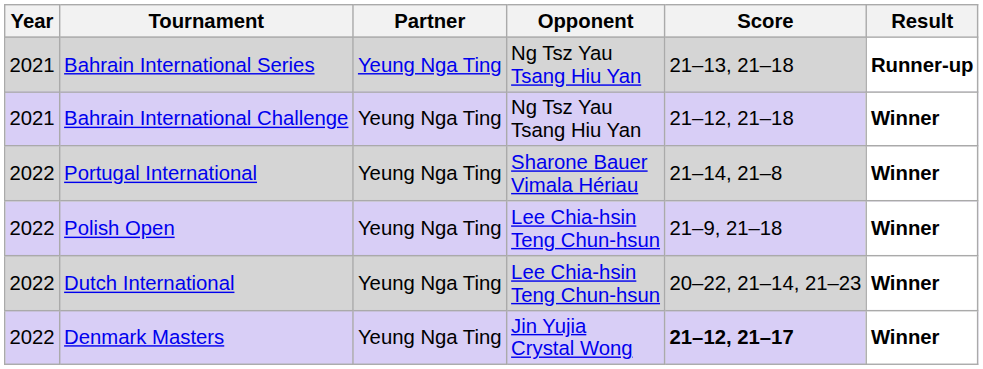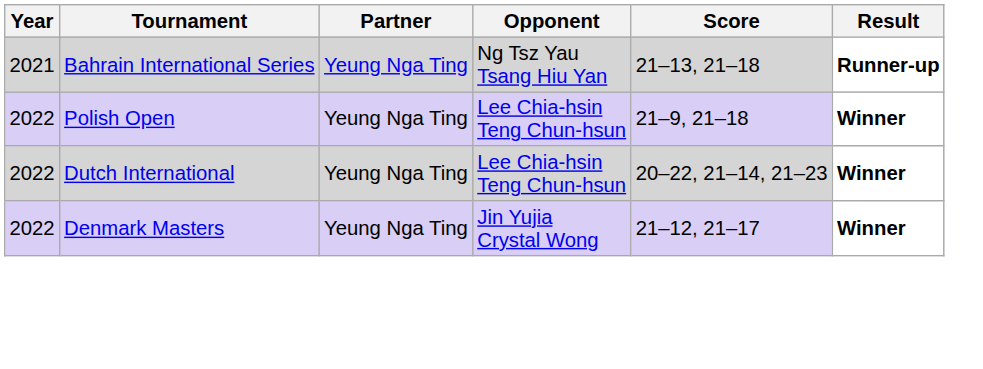- row: (206, 119)
- row: (161, 174)
(732, 338) bold -> (698, 228) normal
